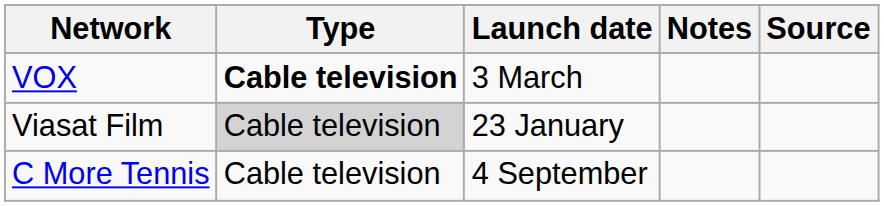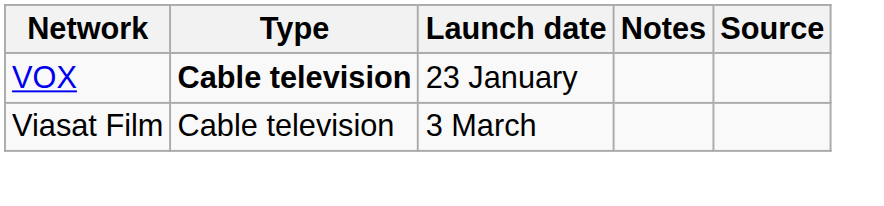(527, 77) 3 March -> (502, 77) 23 January
(332, 126) lightgrey background -> (286, 126) no background
(548, 126) 23 January -> (481, 126) 3 March
- row: (111, 175)
